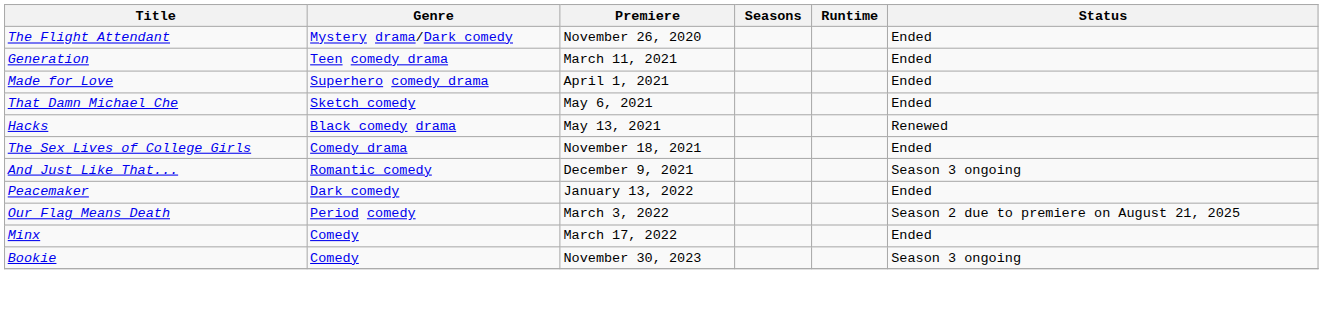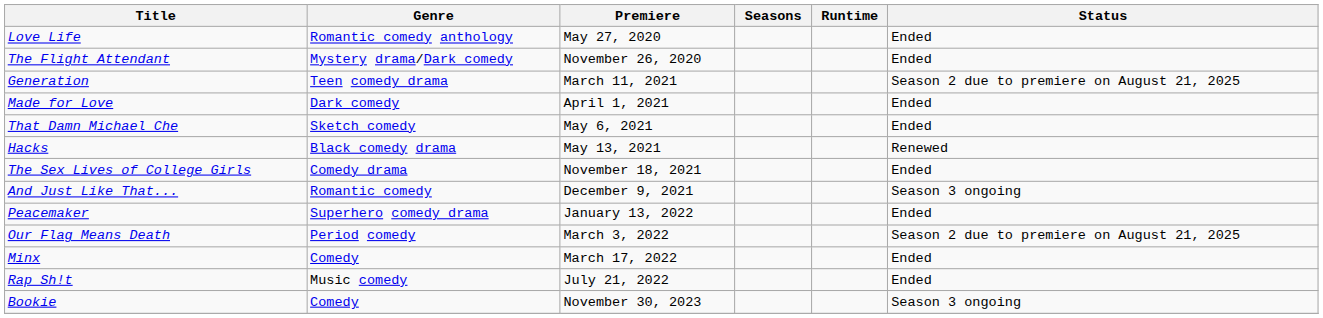+ row: (44, 38)
(911, 60) Ended -> (1066, 82) Season 2 due to premiere on August 21, 2025
(399, 82) Superhero comedy drama -> (355, 104) Dark comedy
(355, 192) Dark comedy -> (399, 214) Superhero comedy drama
+ row: (40, 280)
